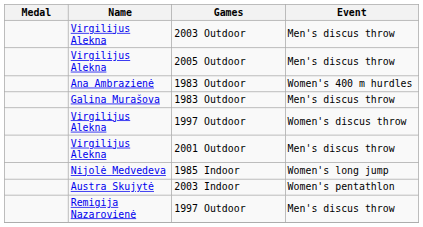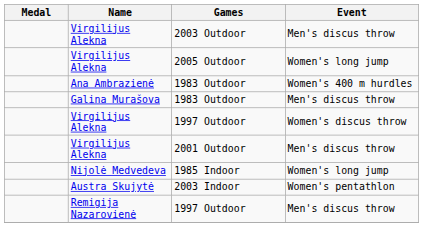(341, 62) Men's discus throw -> (338, 62) Women's long jump
